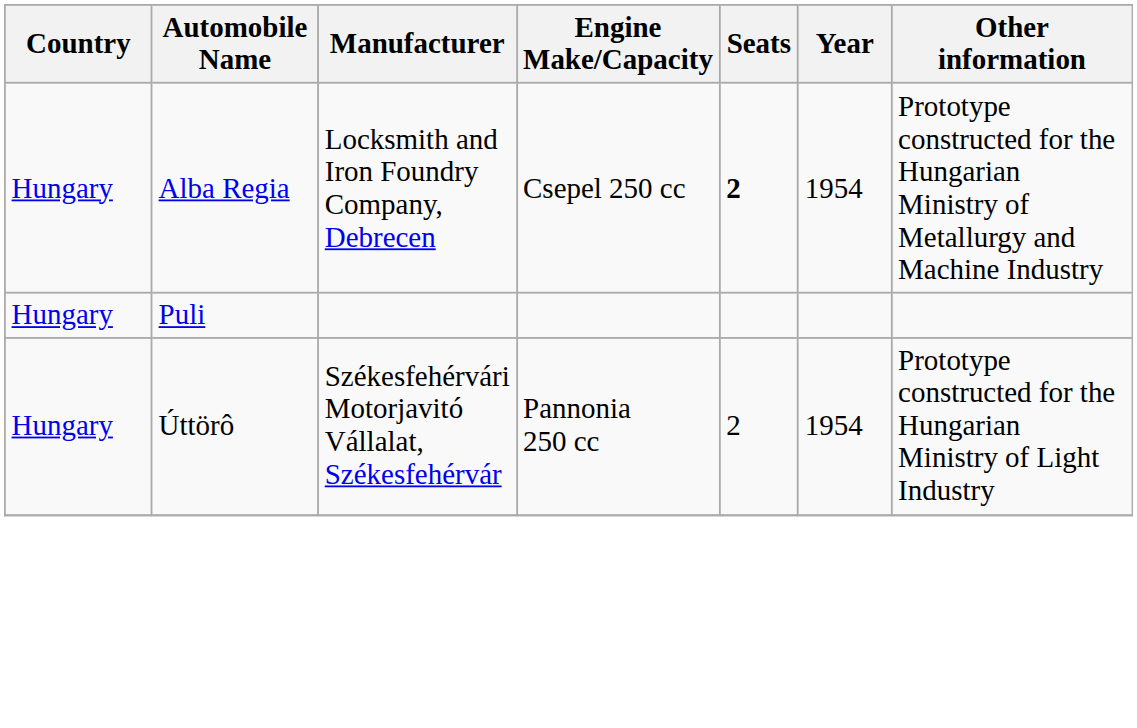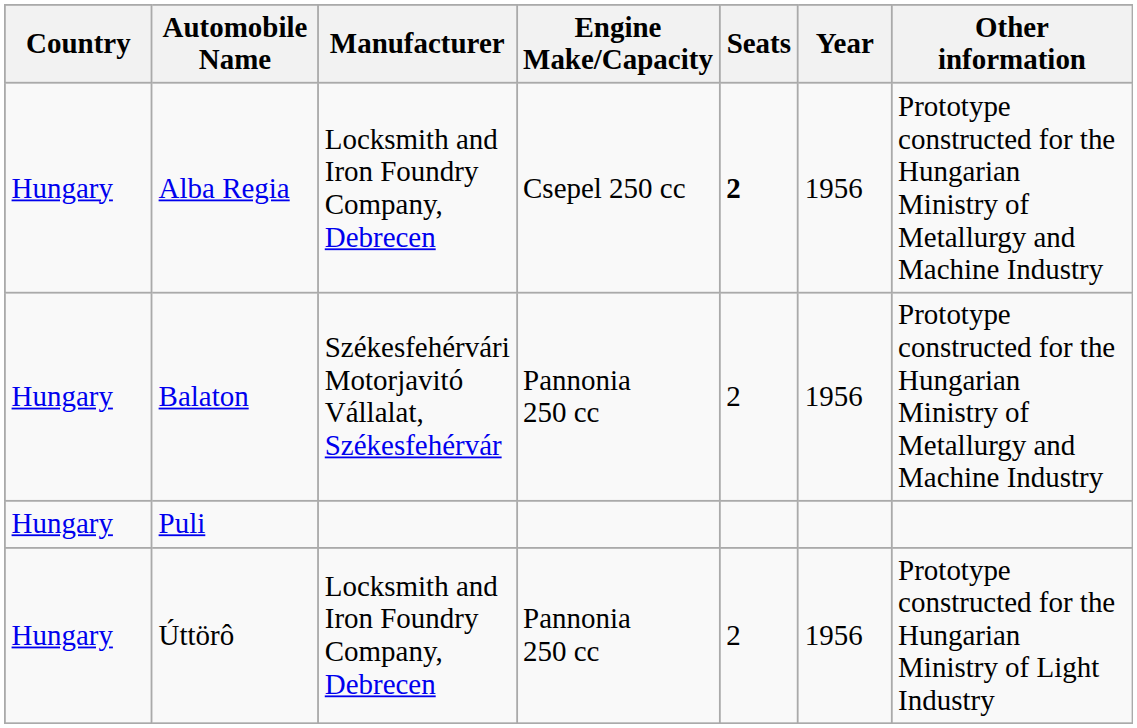(834, 187) 1954 -> (834, 187) 1956
+ row: (204, 396)
(417, 425) Székesfehérvári Motorjavitó Vállalat, Székesfehérvár -> (411, 634) Locksmith and Iron Foundry Company, Debrecen
(834, 425) 1954 -> (834, 634) 1956
